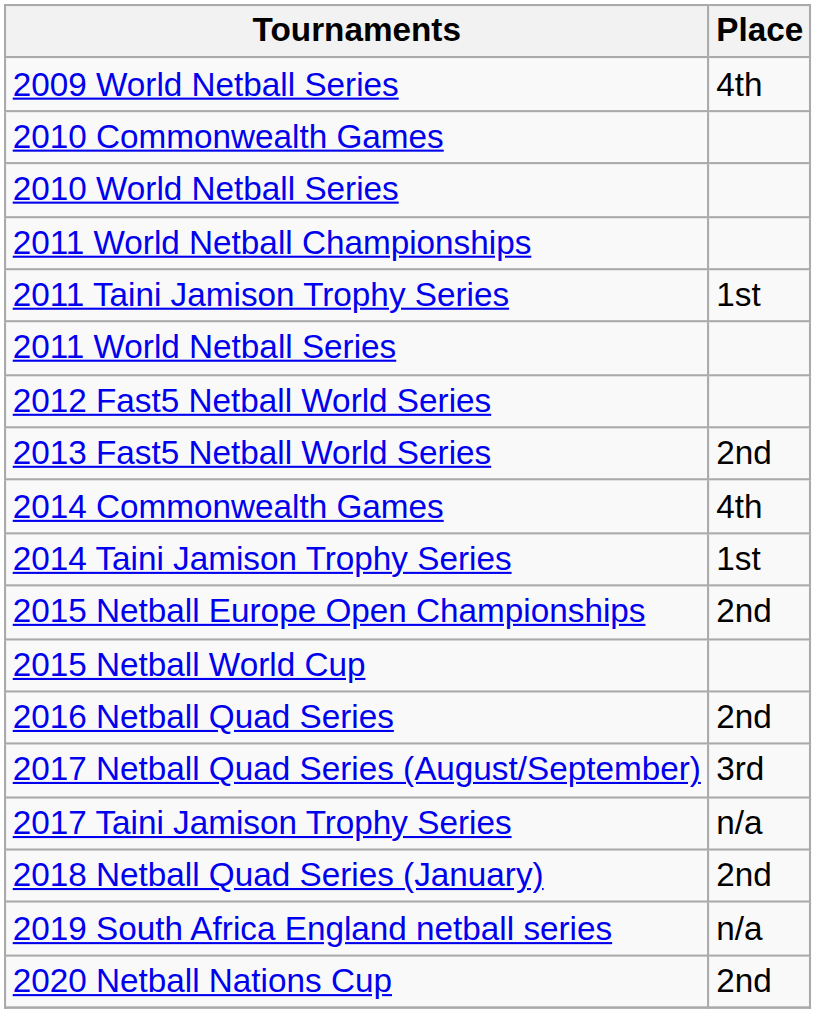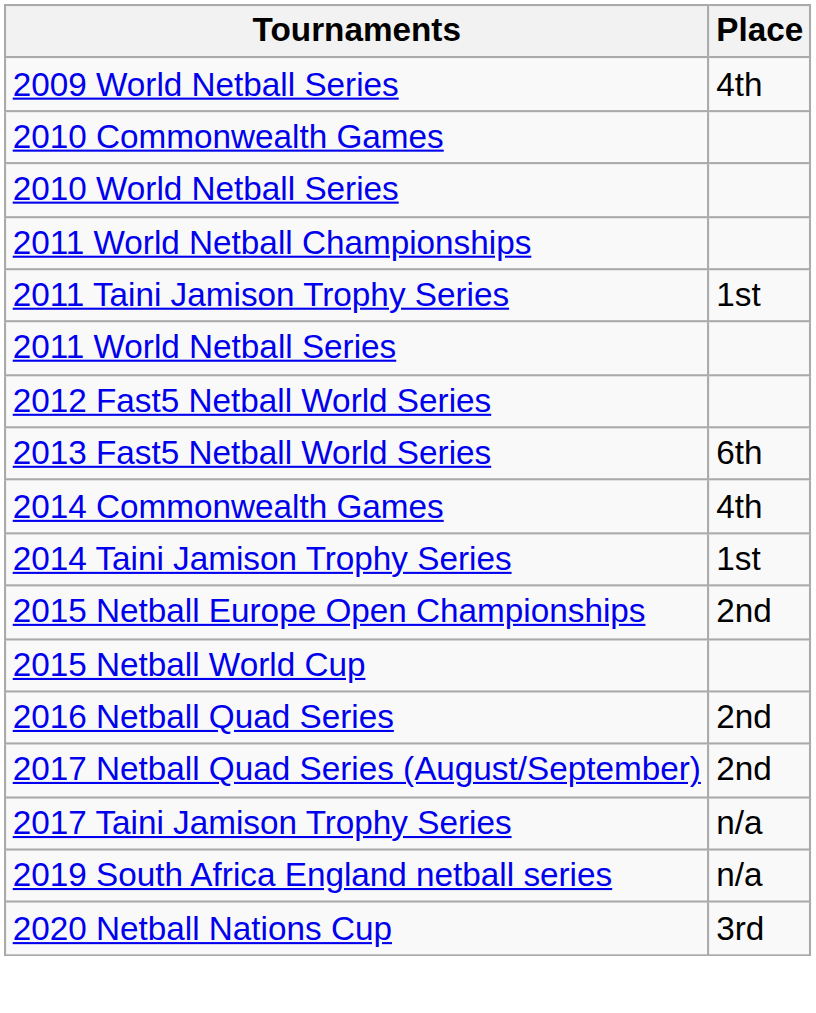(744, 453) 2nd -> (739, 453) 6th
(740, 769) 3rd -> (744, 769) 2nd
- row: (278, 875)
(744, 980) 2nd -> (740, 928) 3rd
